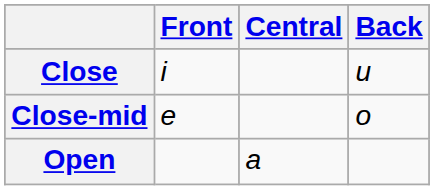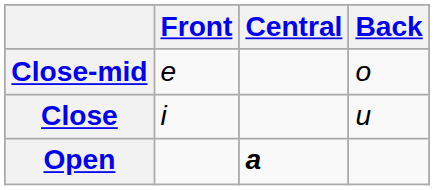rows swapped: (79, 71) <-> (79, 116)
(253, 160) normal -> (253, 160) bold
